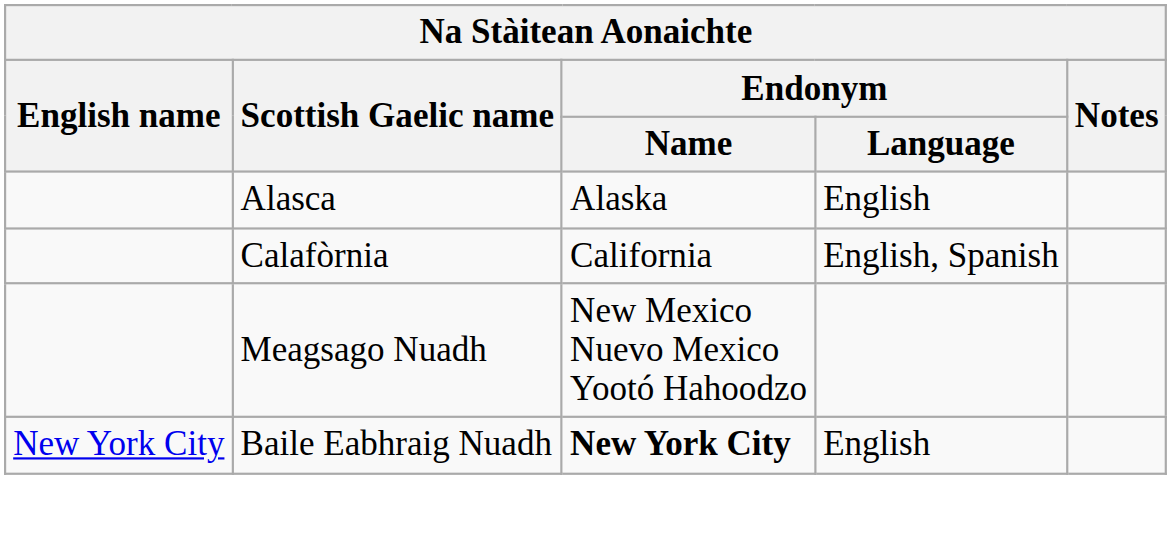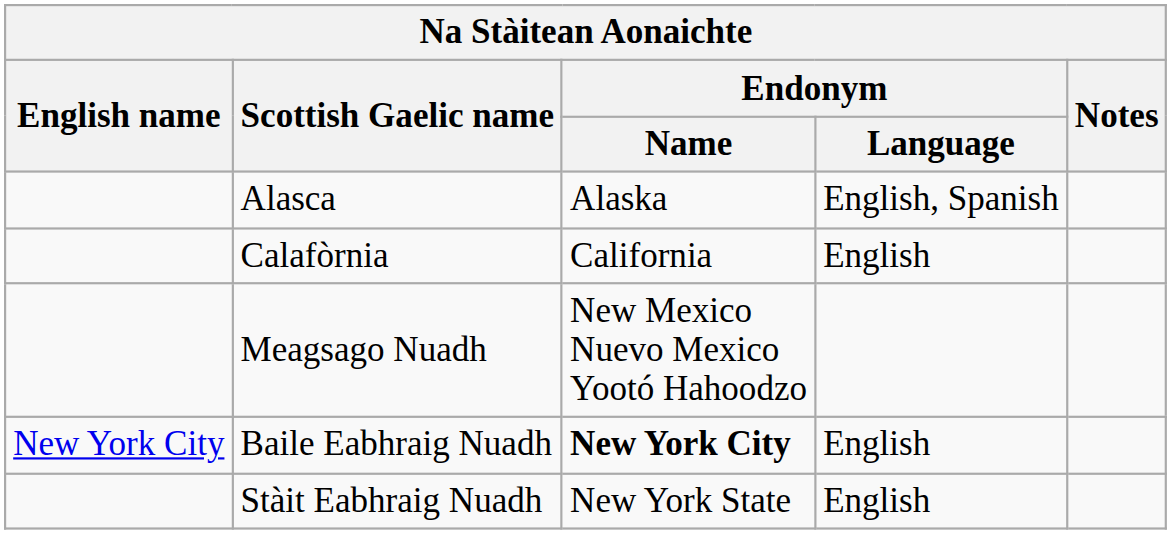(877, 198) English -> (941, 198) English, Spanish
(941, 254) English, Spanish -> (877, 254) English
+ row: (391, 500)
